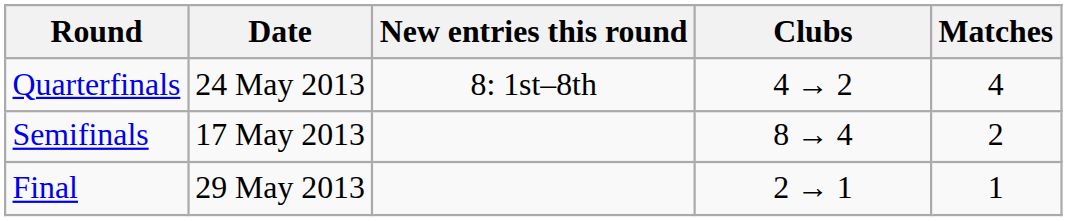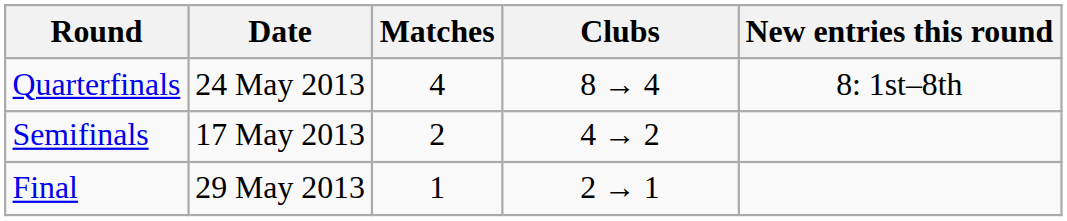columns swapped: (996, 31) <-> (534, 31)
(813, 83) 4 → 2 -> (620, 83) 8 → 4
(813, 136) 8 → 4 -> (620, 136) 4 → 2
